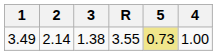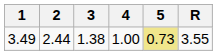columns swapped: (195, 15) <-> (126, 15)
(56, 38) 2.14 -> (56, 38) 2.44
